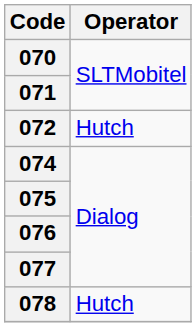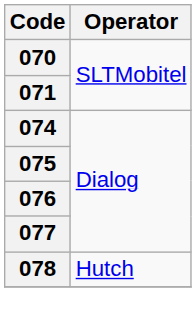- row: (38, 127)
